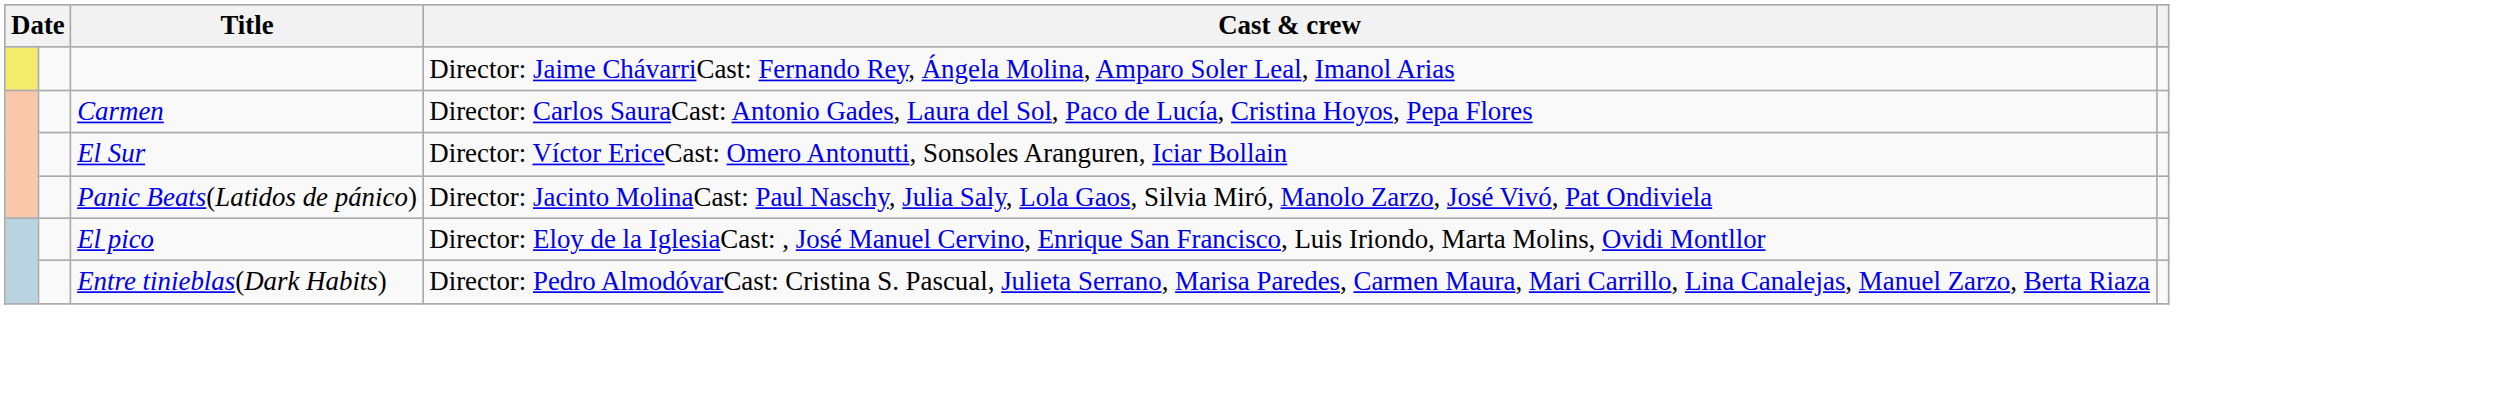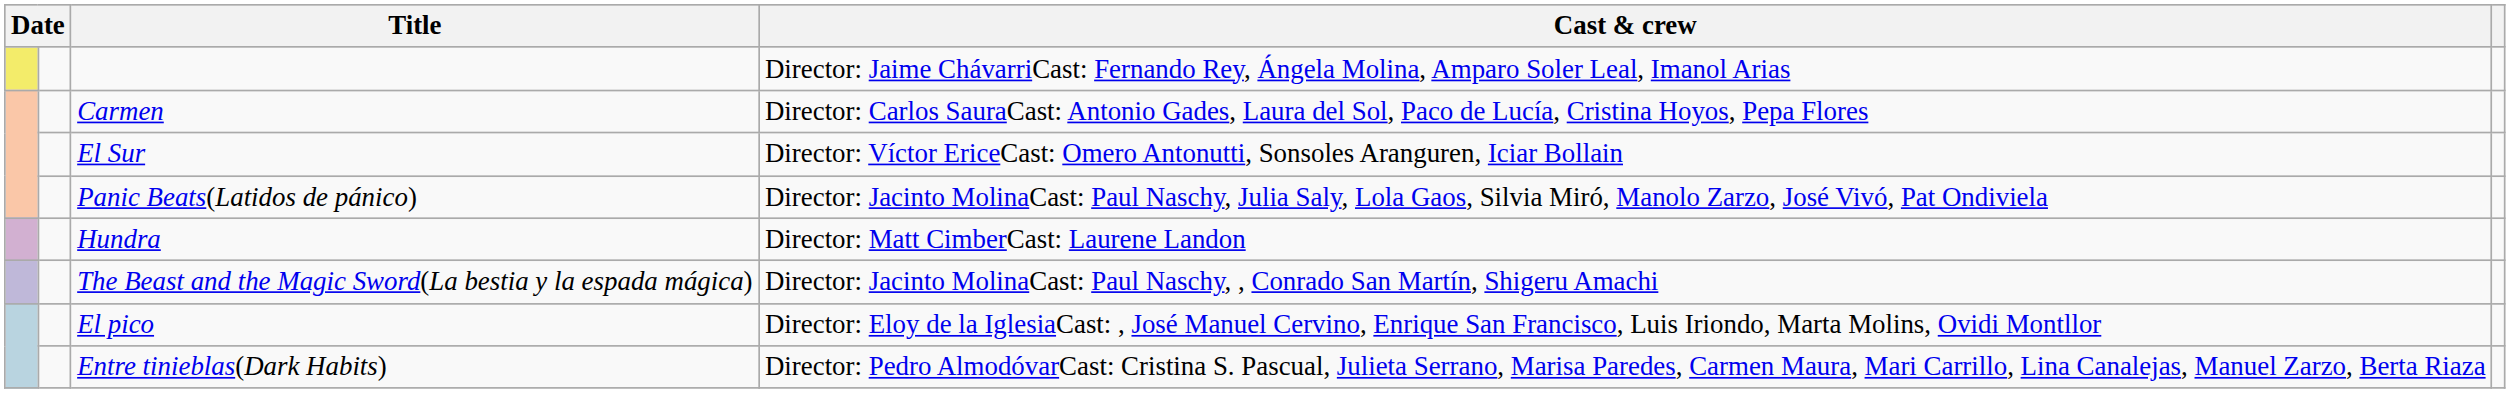+ row: (119, 238)
+ row: (415, 281)
